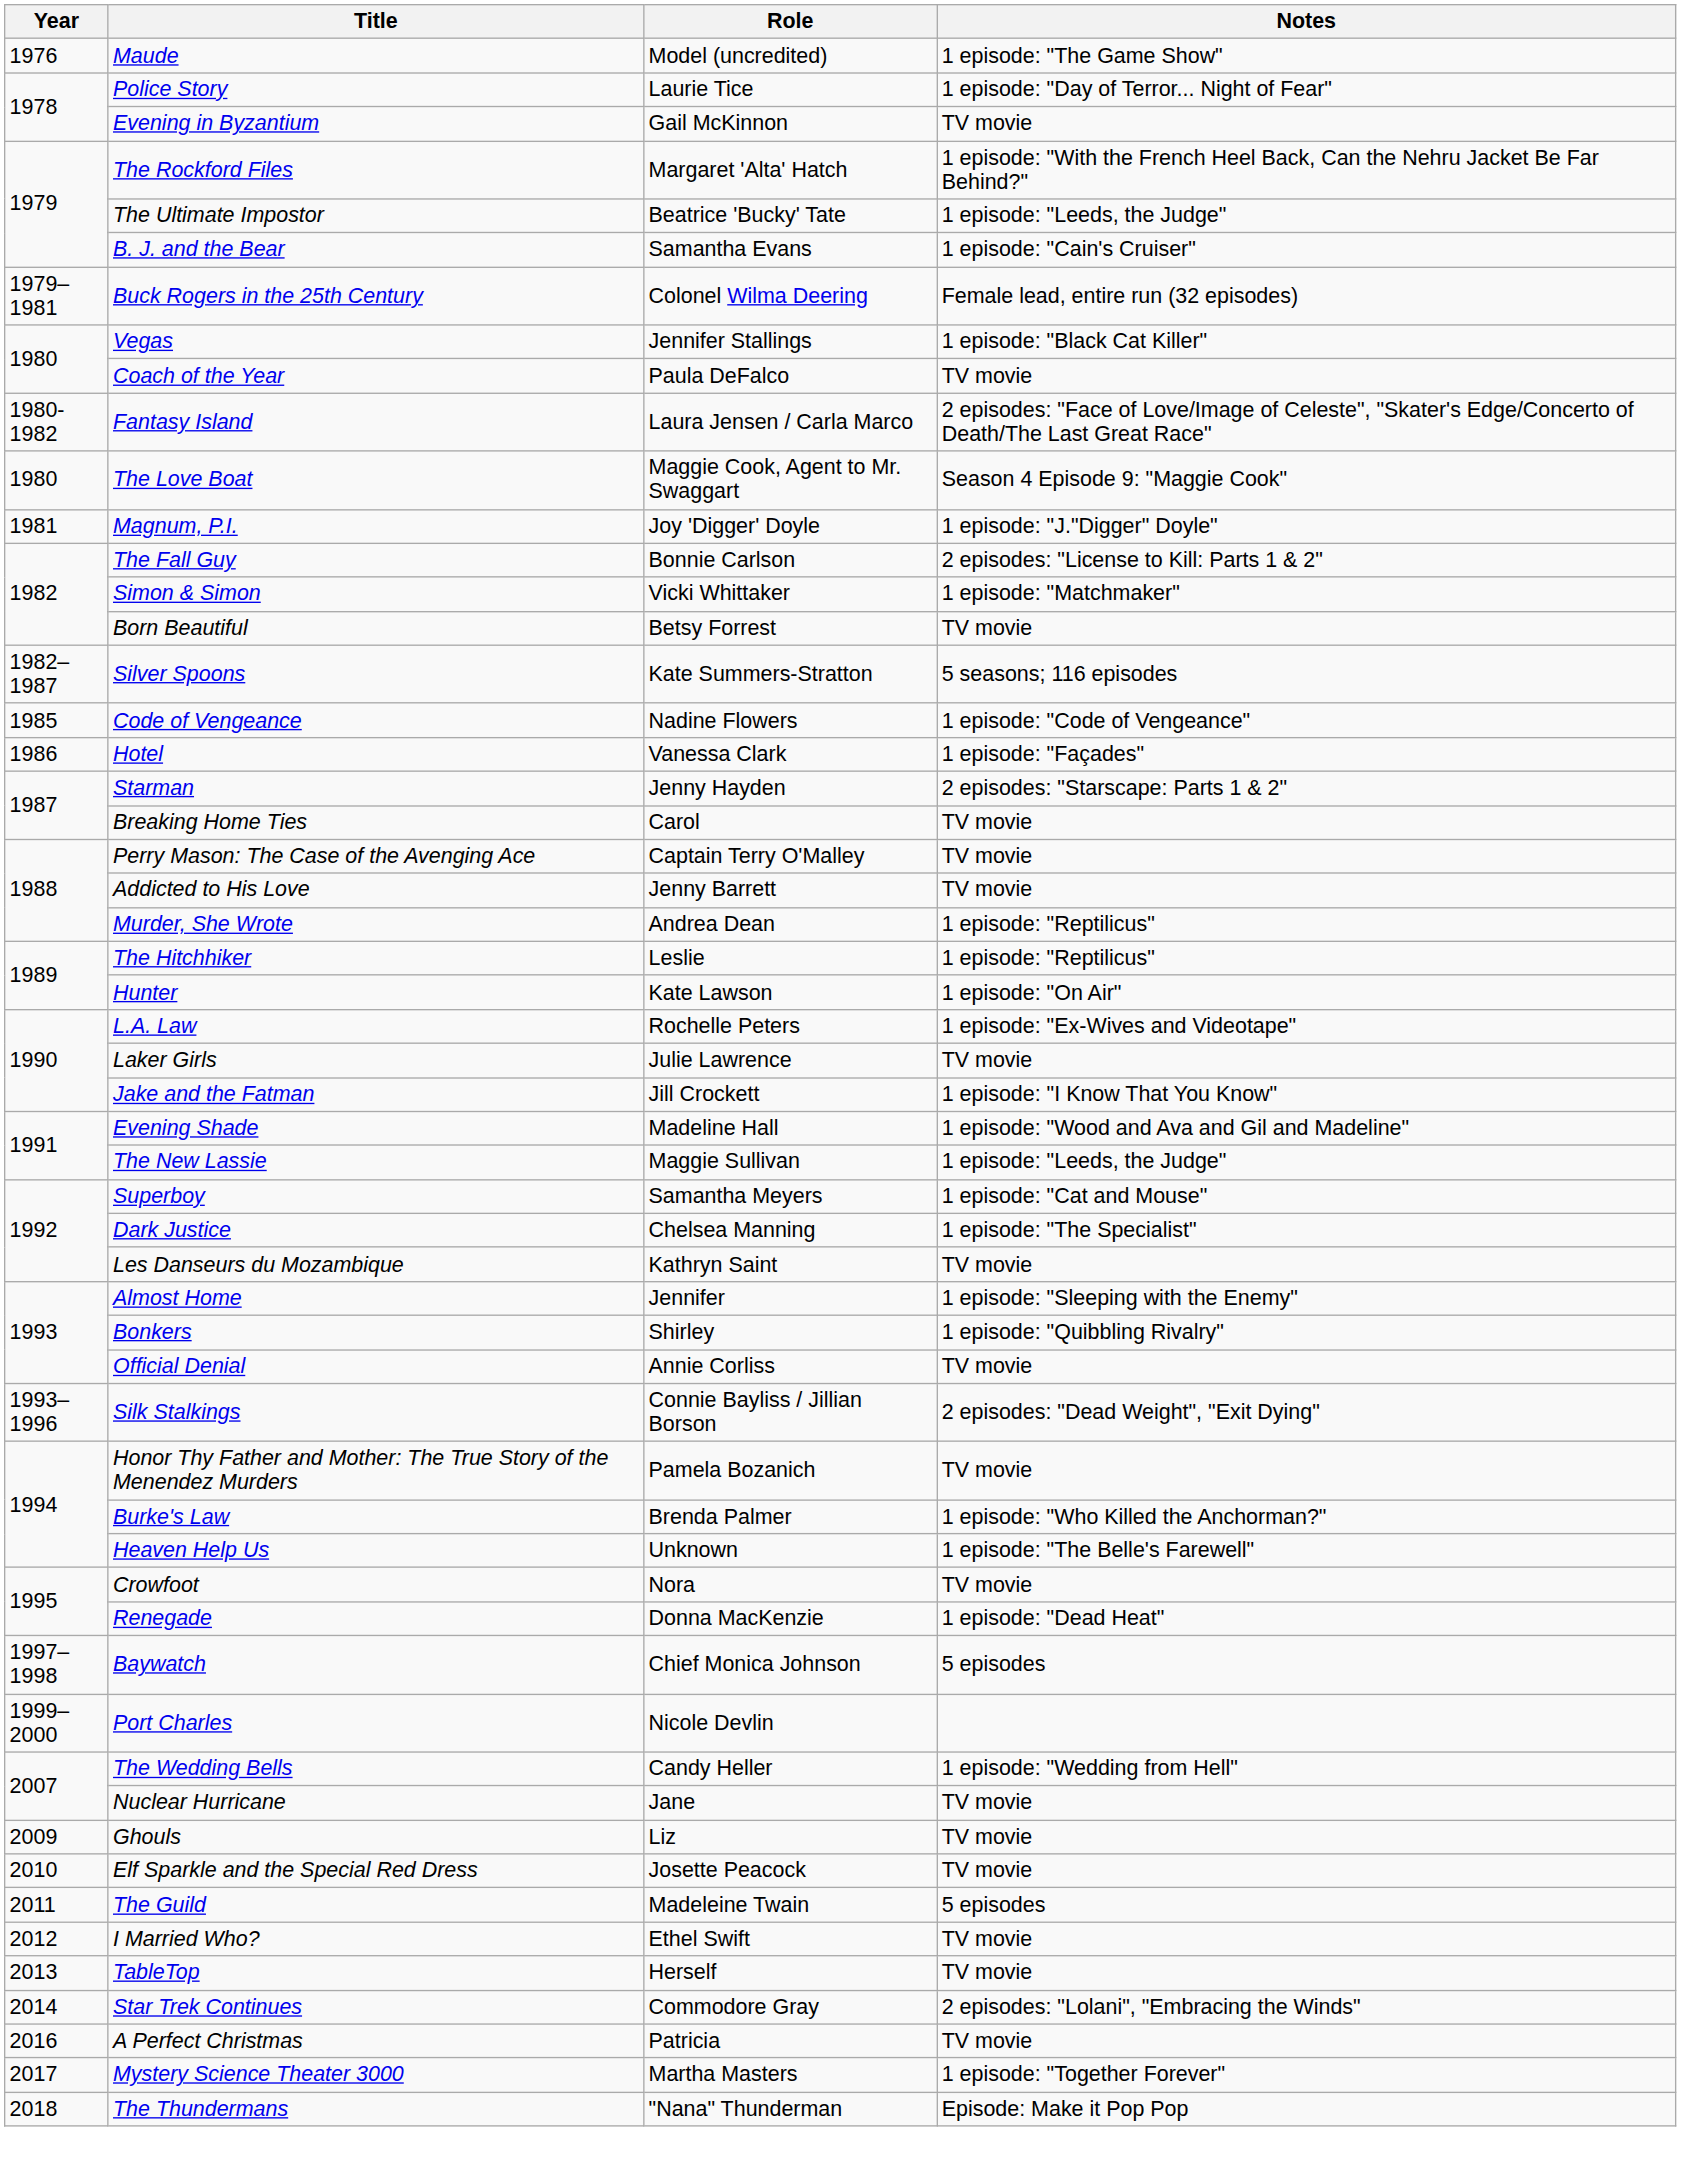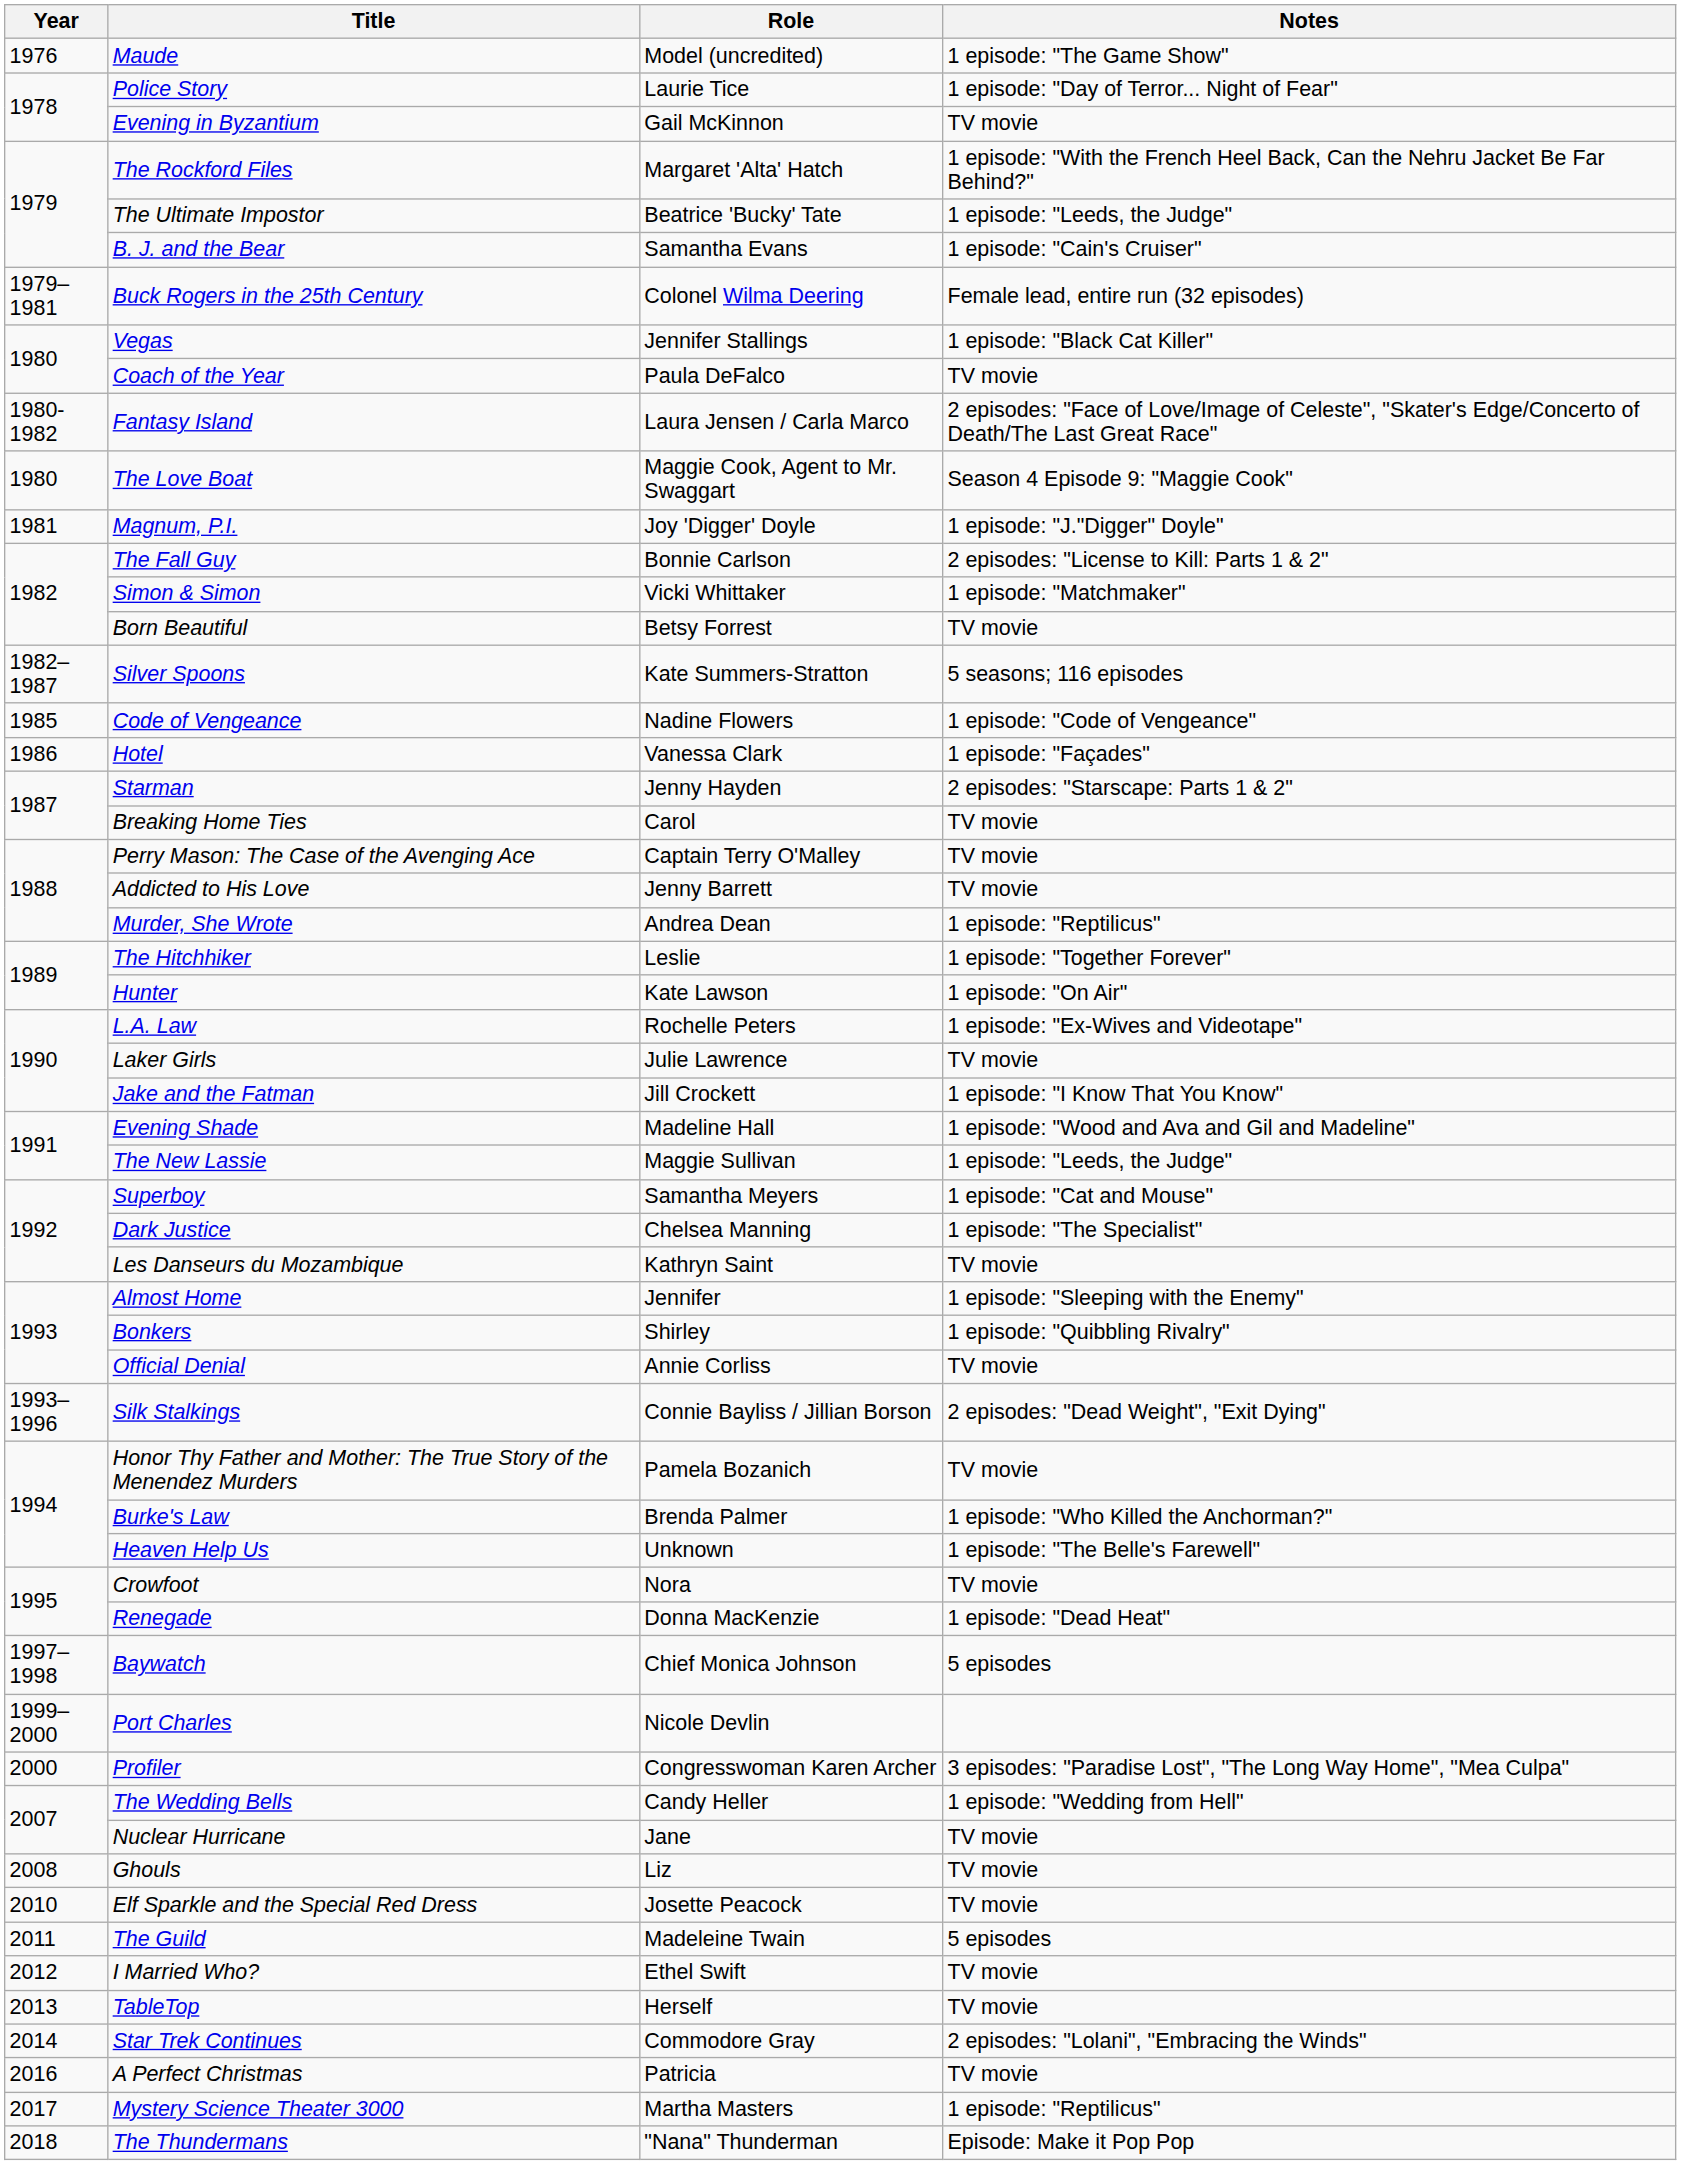(1048, 958) 1 episode: "Reptilicus" -> (1089, 958) 1 episode: "Together Forever"
+ row: (147, 1768)
(33, 1836) 2009 -> (33, 1870) 2008
(1083, 2074) 1 episode: "Together Forever" -> (1054, 2108) 1 episode: "Reptilicus"
